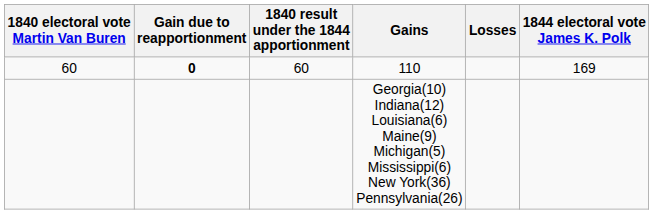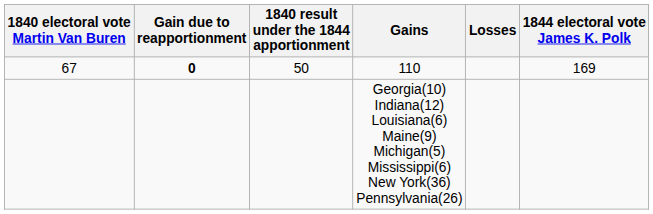(69, 68) 60 -> (69, 68) 67
(301, 68) 60 -> (301, 68) 50
